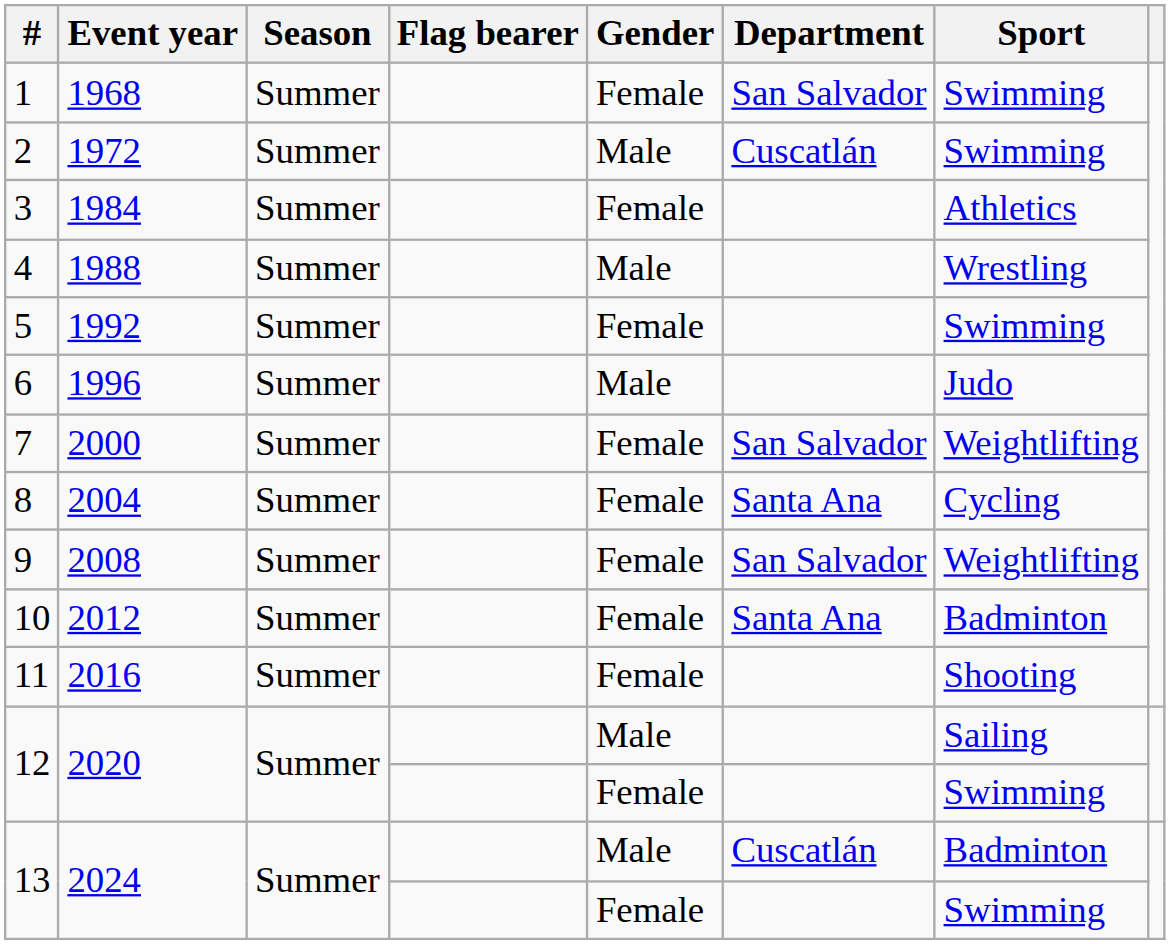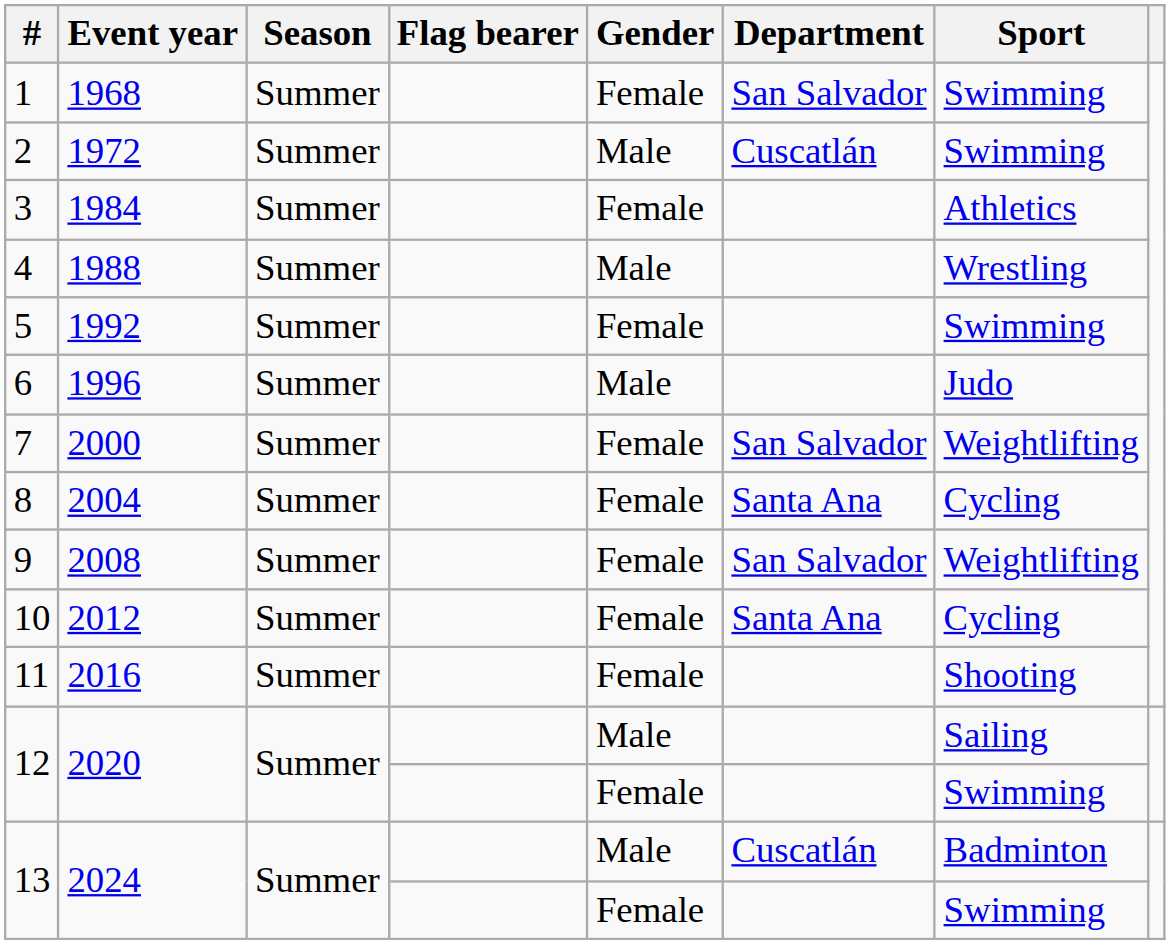(1025, 617) Badminton -> (1002, 617) Cycling
